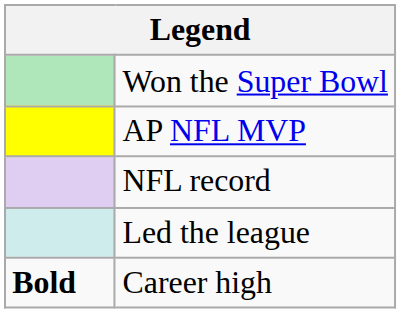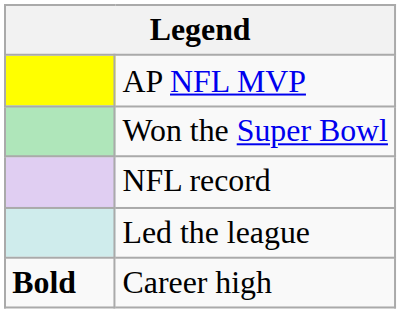rows swapped: (214, 130) <-> (255, 80)
